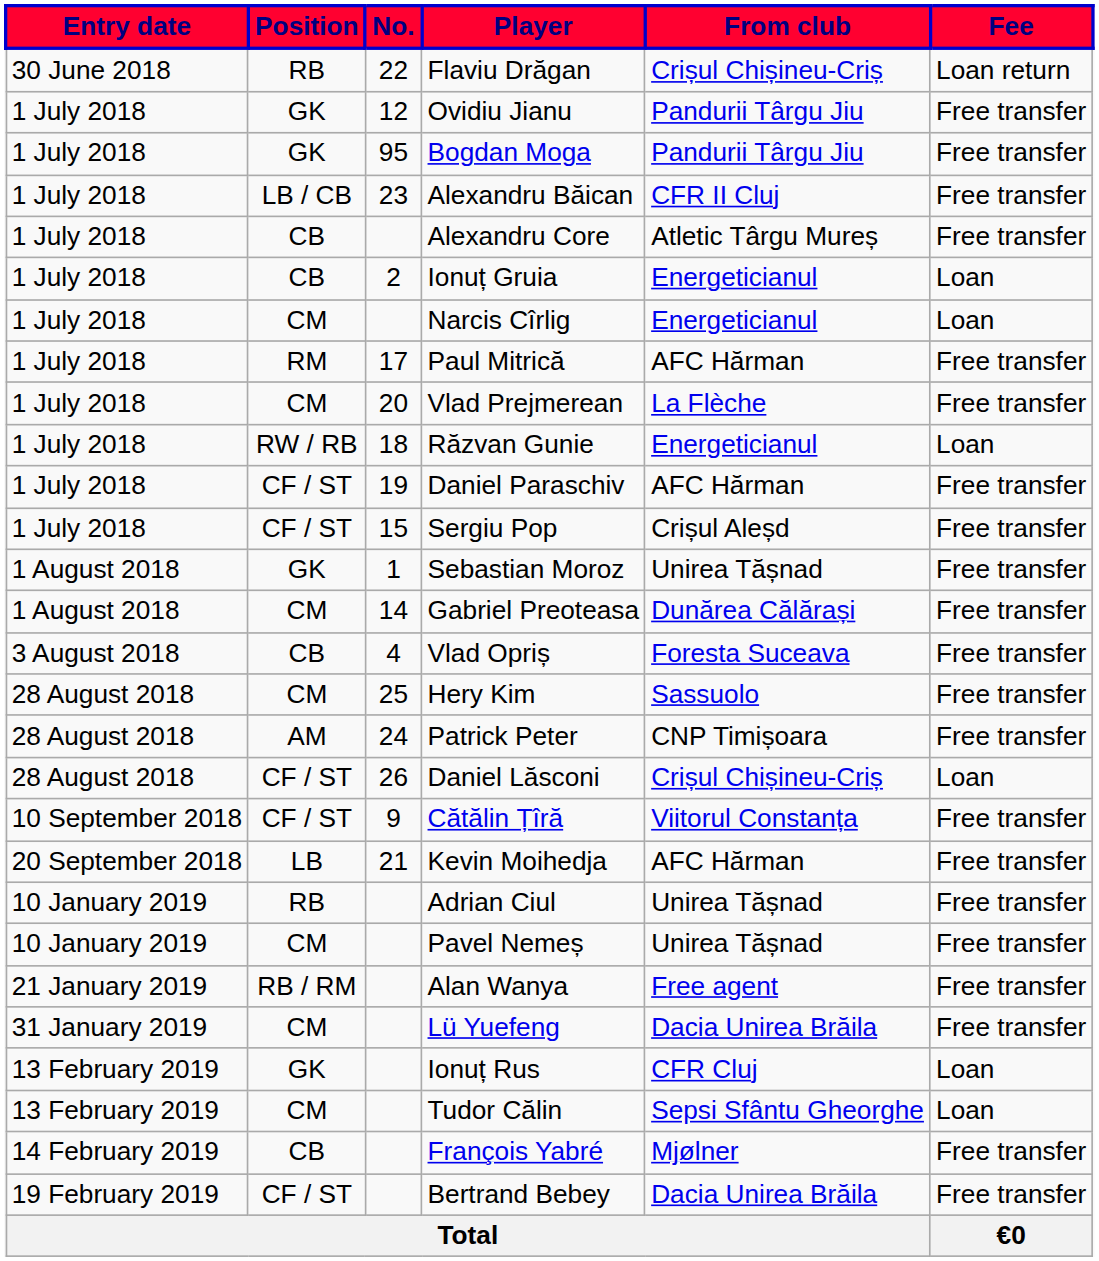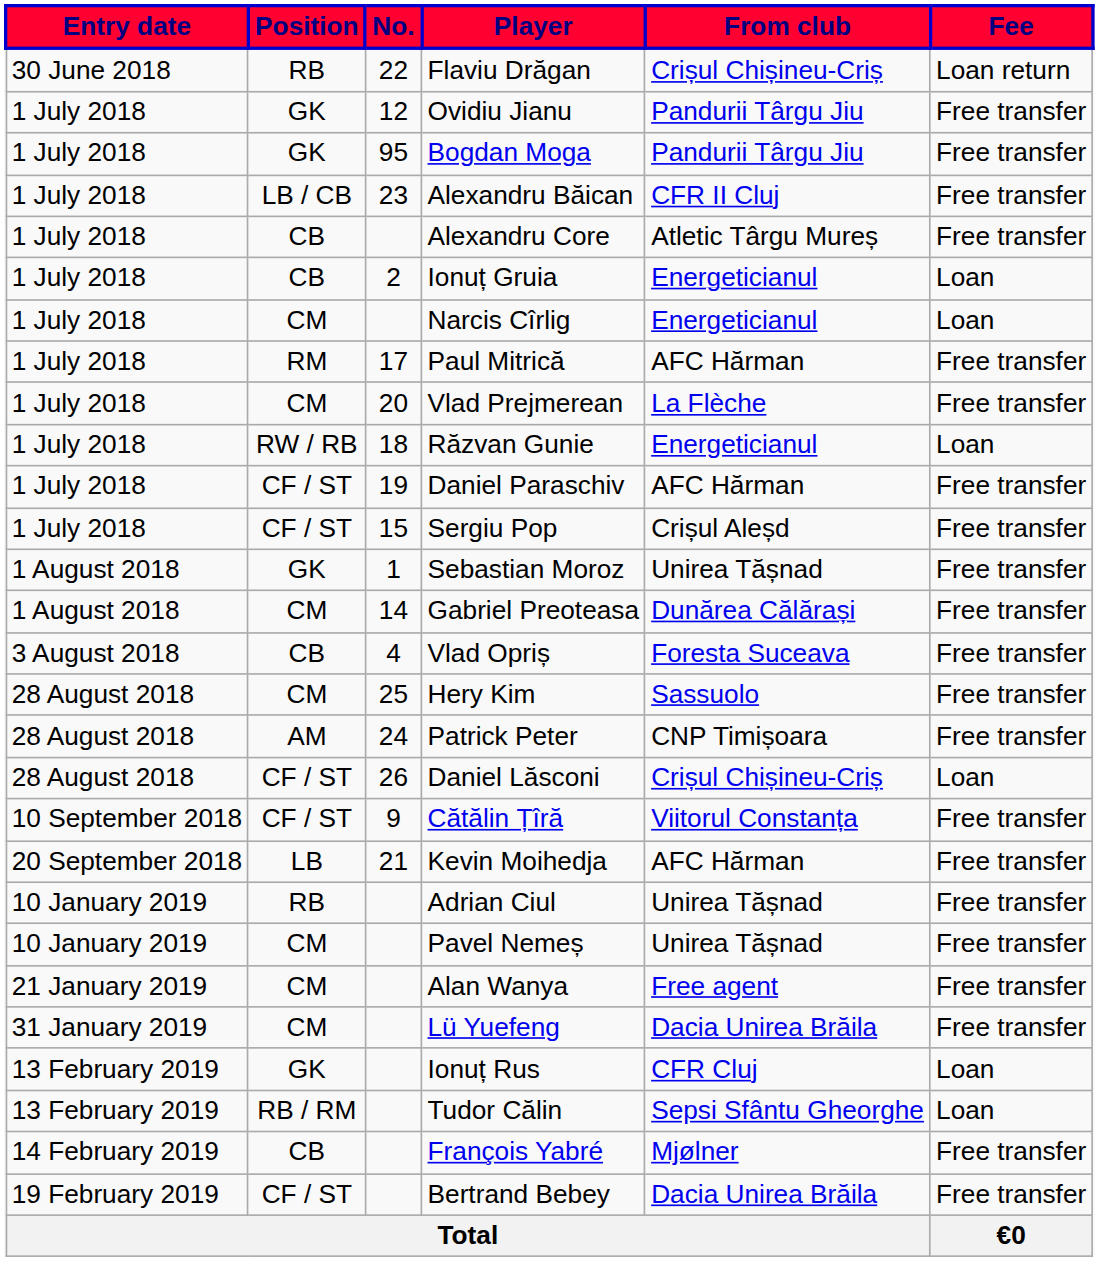(307, 985) RB / RM -> (307, 985) CM
(307, 1110) CM -> (307, 1110) RB / RM
